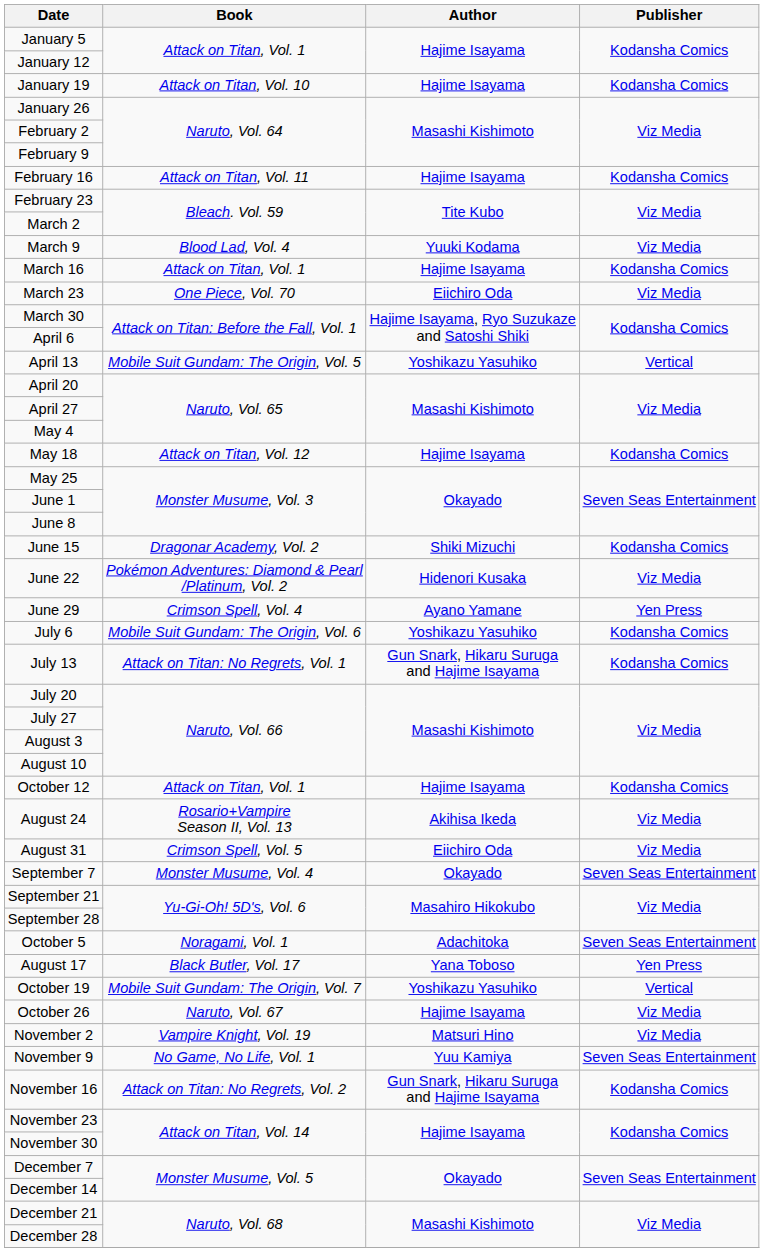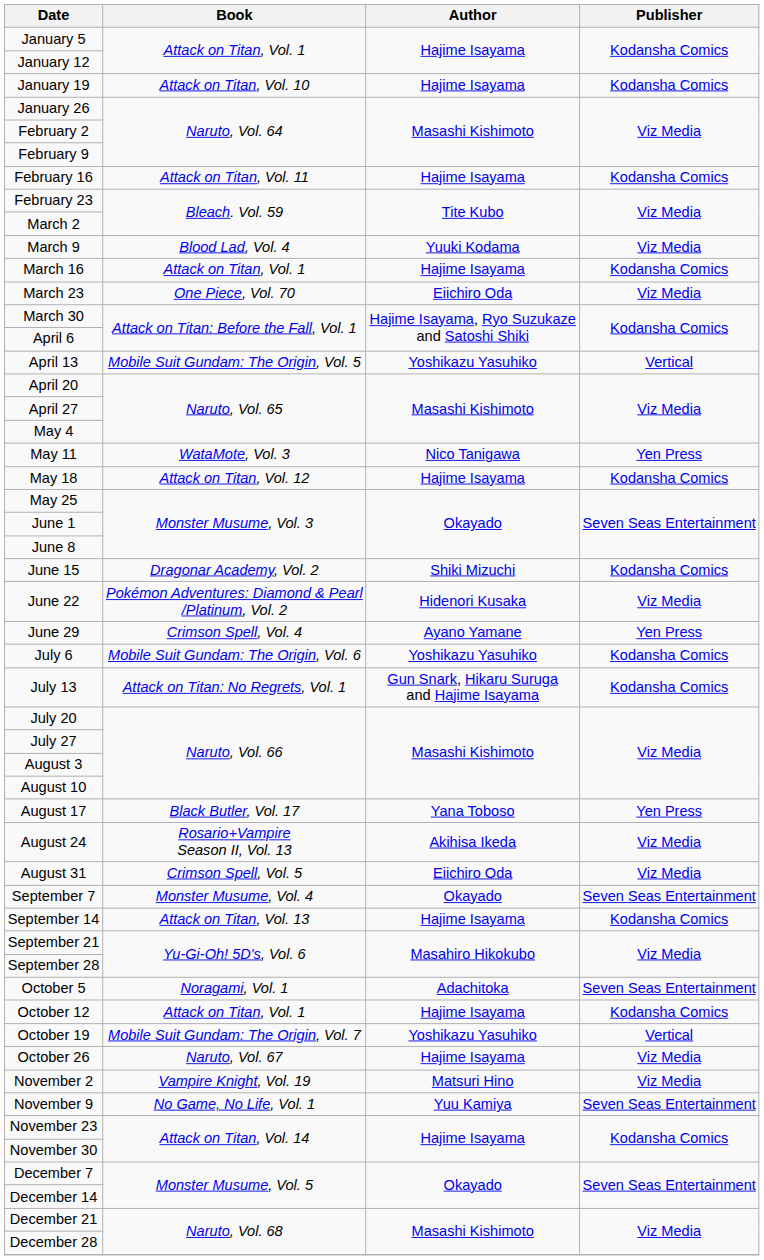+ row: (54, 454)
rows swapped: (54, 965) <-> (54, 787)
+ row: (54, 919)
- row: (54, 1089)
